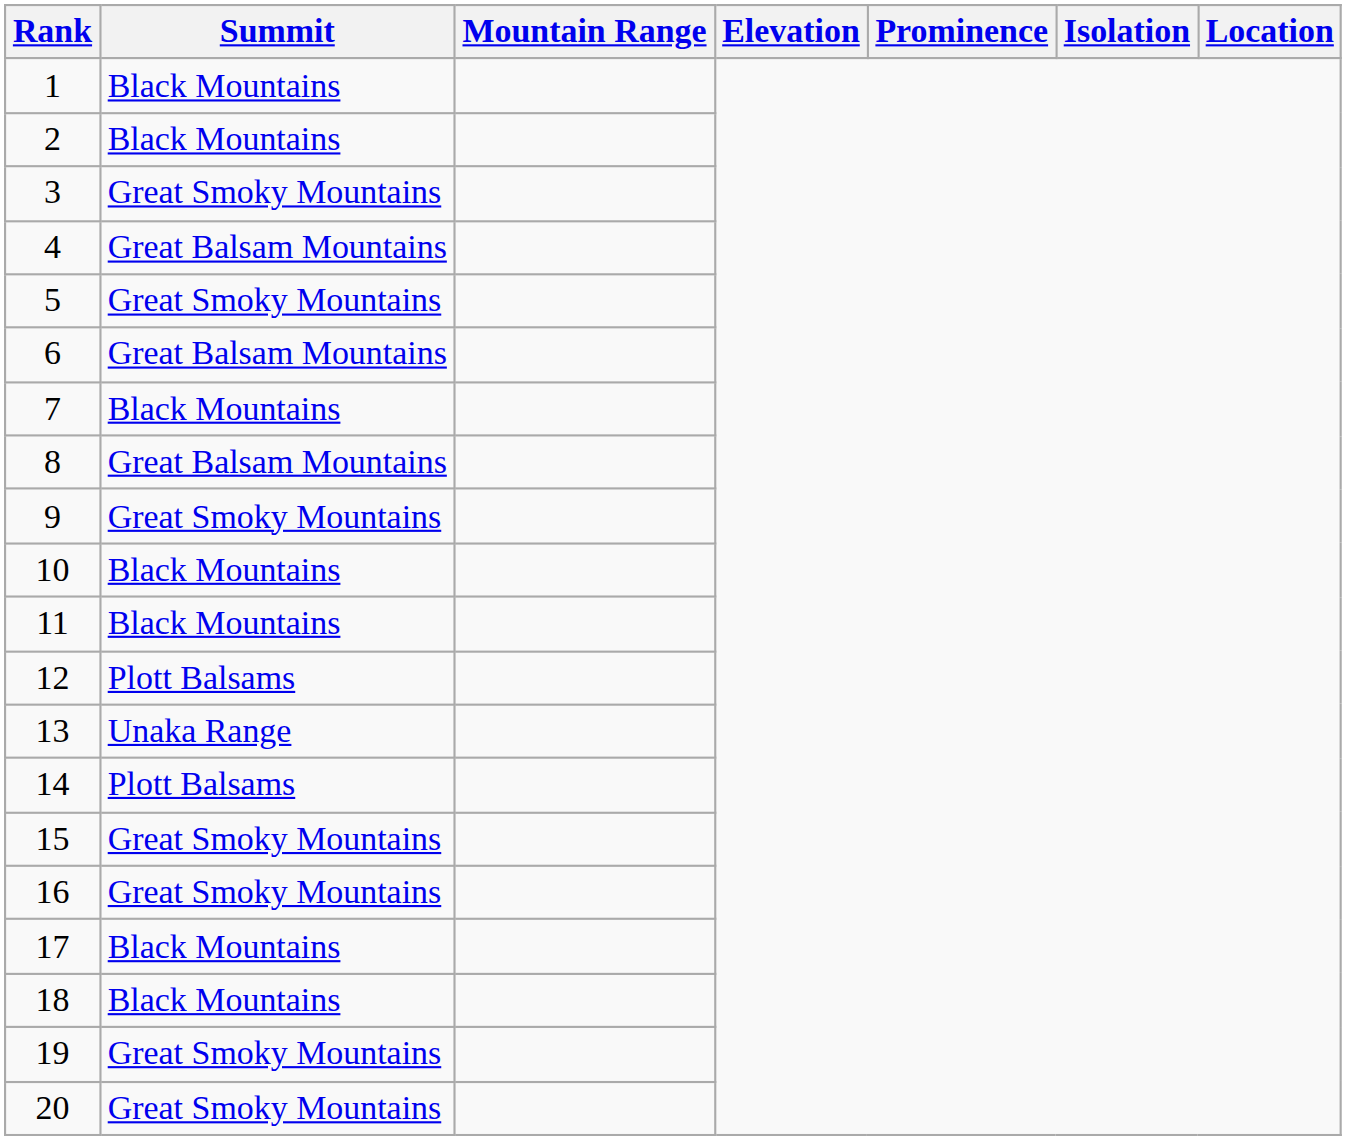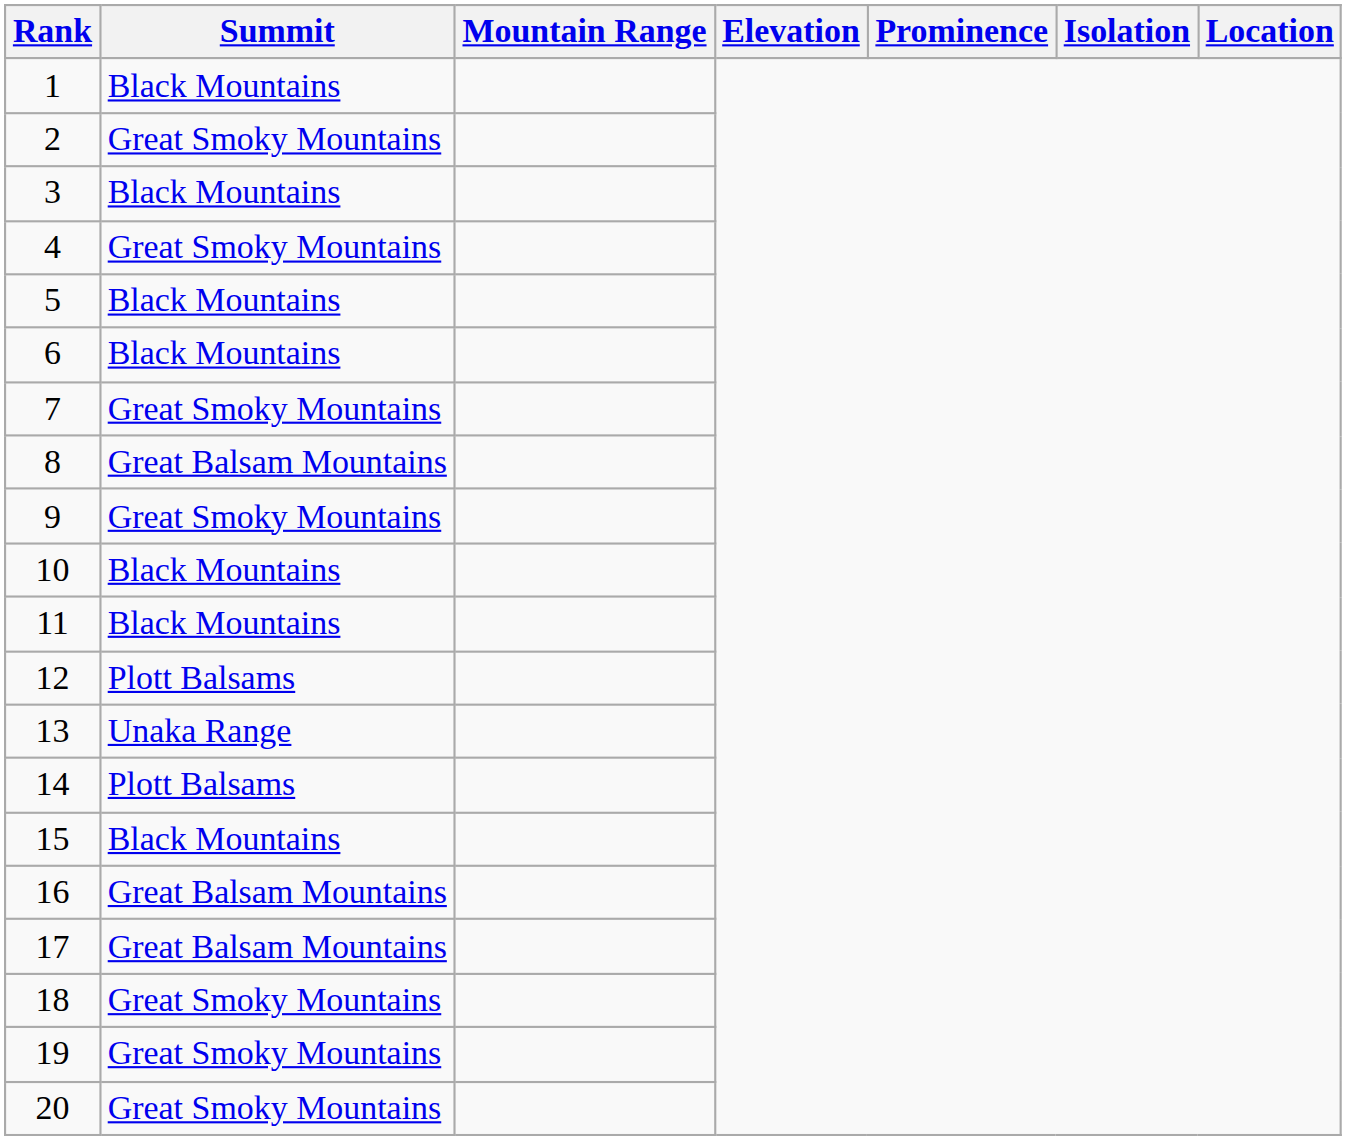(224, 138) Black Mountains -> (274, 138) Great Smoky Mountains
(274, 192) Great Smoky Mountains -> (224, 192) Black Mountains
(277, 246) Great Balsam Mountains -> (274, 246) Great Smoky Mountains
(274, 300) Great Smoky Mountains -> (224, 300) Black Mountains
(277, 354) Great Balsam Mountains -> (224, 354) Black Mountains
(224, 407) Black Mountains -> (274, 407) Great Smoky Mountains
(274, 838) Great Smoky Mountains -> (224, 838) Black Mountains
(274, 892) Great Smoky Mountains -> (277, 892) Great Balsam Mountains
(224, 945) Black Mountains -> (277, 945) Great Balsam Mountains
(224, 999) Black Mountains -> (274, 999) Great Smoky Mountains
